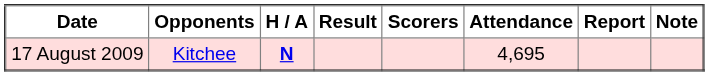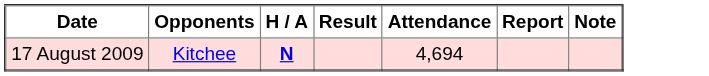- column: (423, 21)
(521, 53) 4,695 -> (440, 53) 4,694
